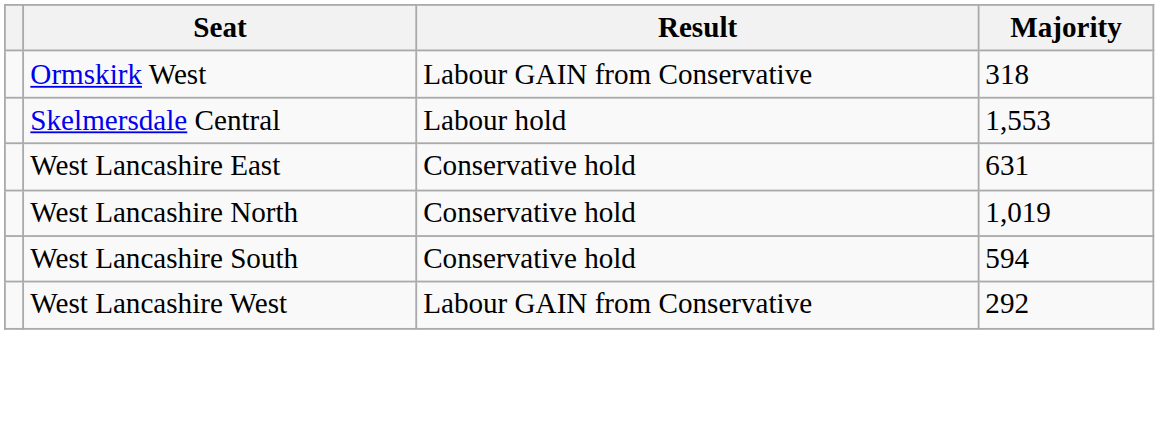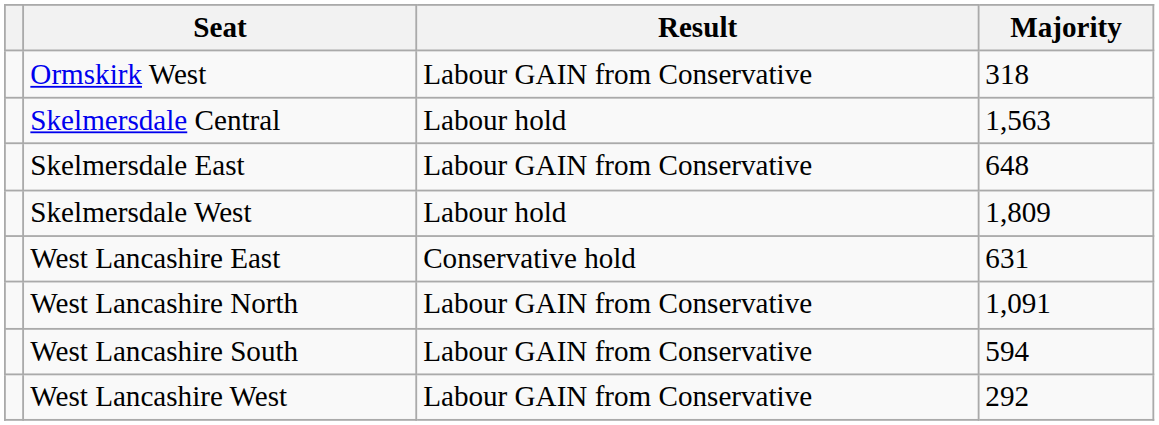(1018, 119) 1,553 -> (1018, 119) 1,563
+ row: (138, 166)
+ row: (141, 212)
(530, 212) Conservative hold -> (618, 304) Labour GAIN from Conservative
(1018, 212) 1,019 -> (1018, 304) 1,091
(530, 258) Conservative hold -> (618, 350) Labour GAIN from Conservative
